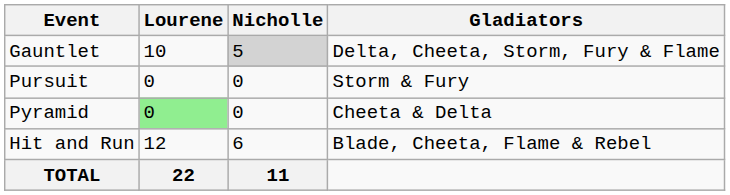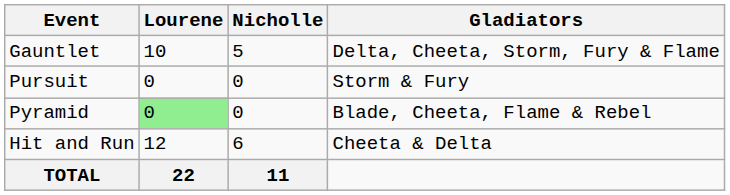(238, 51) lightgrey background -> (238, 51) no background
(412, 113) Cheeta & Delta -> (492, 113) Blade, Cheeta, Flame & Rebel
(492, 144) Blade, Cheeta, Flame & Rebel -> (412, 144) Cheeta & Delta
